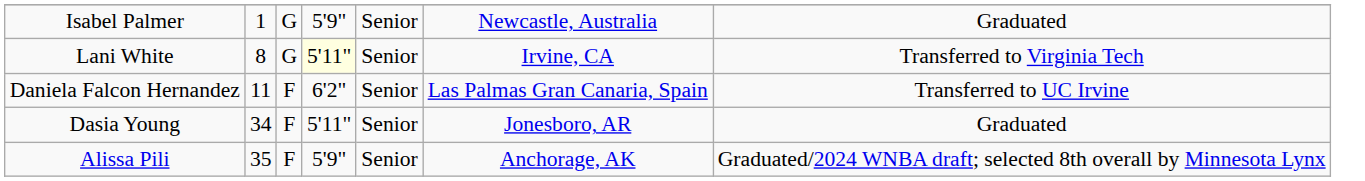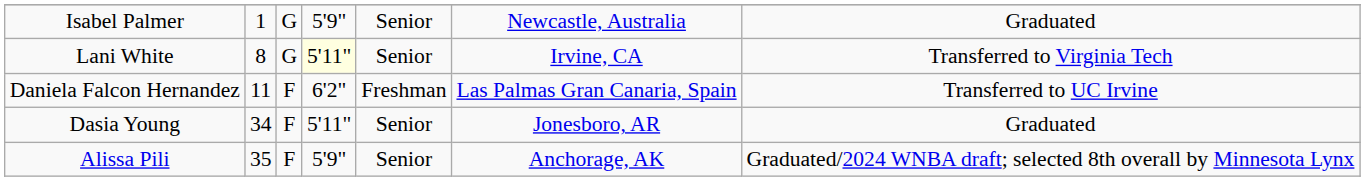(390, 90) Senior -> (404, 90) Freshman
